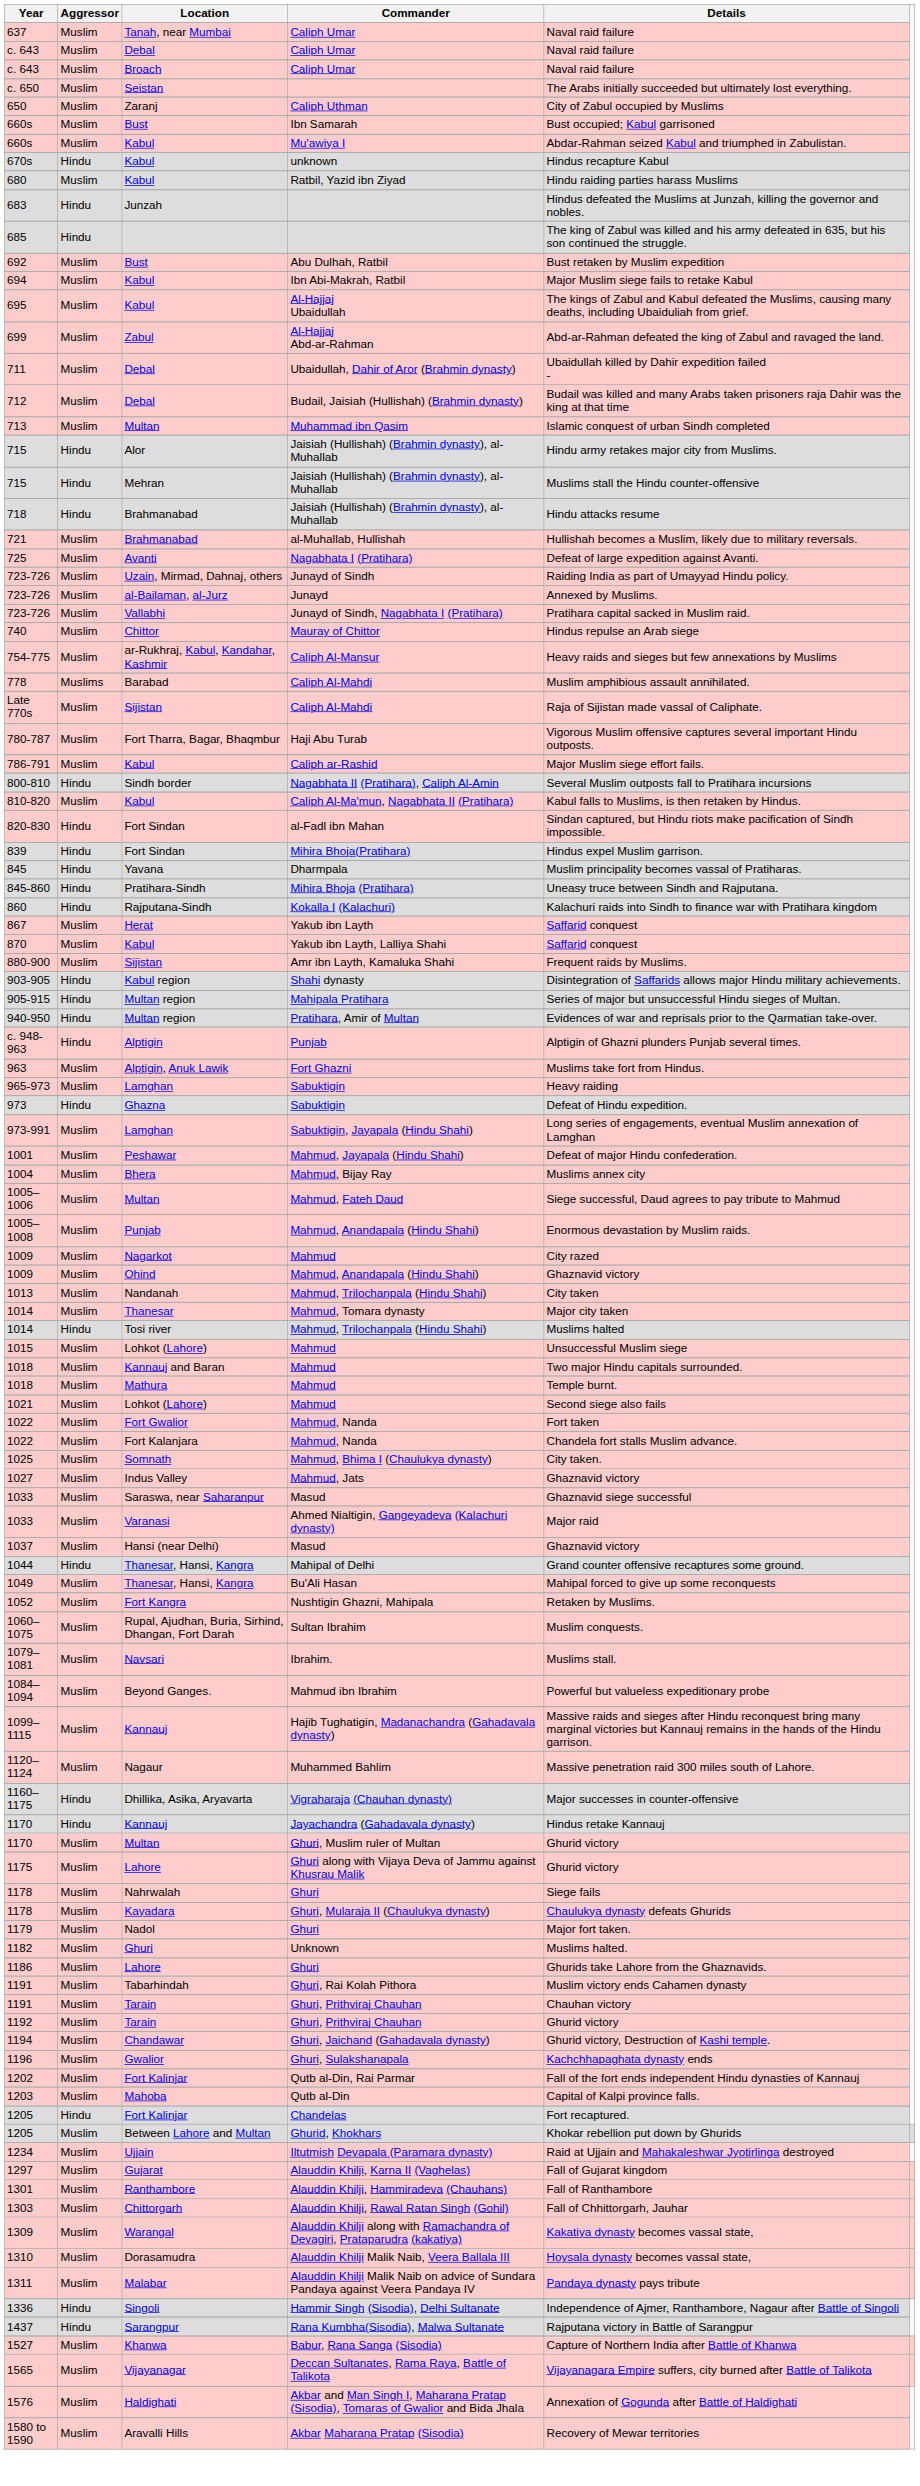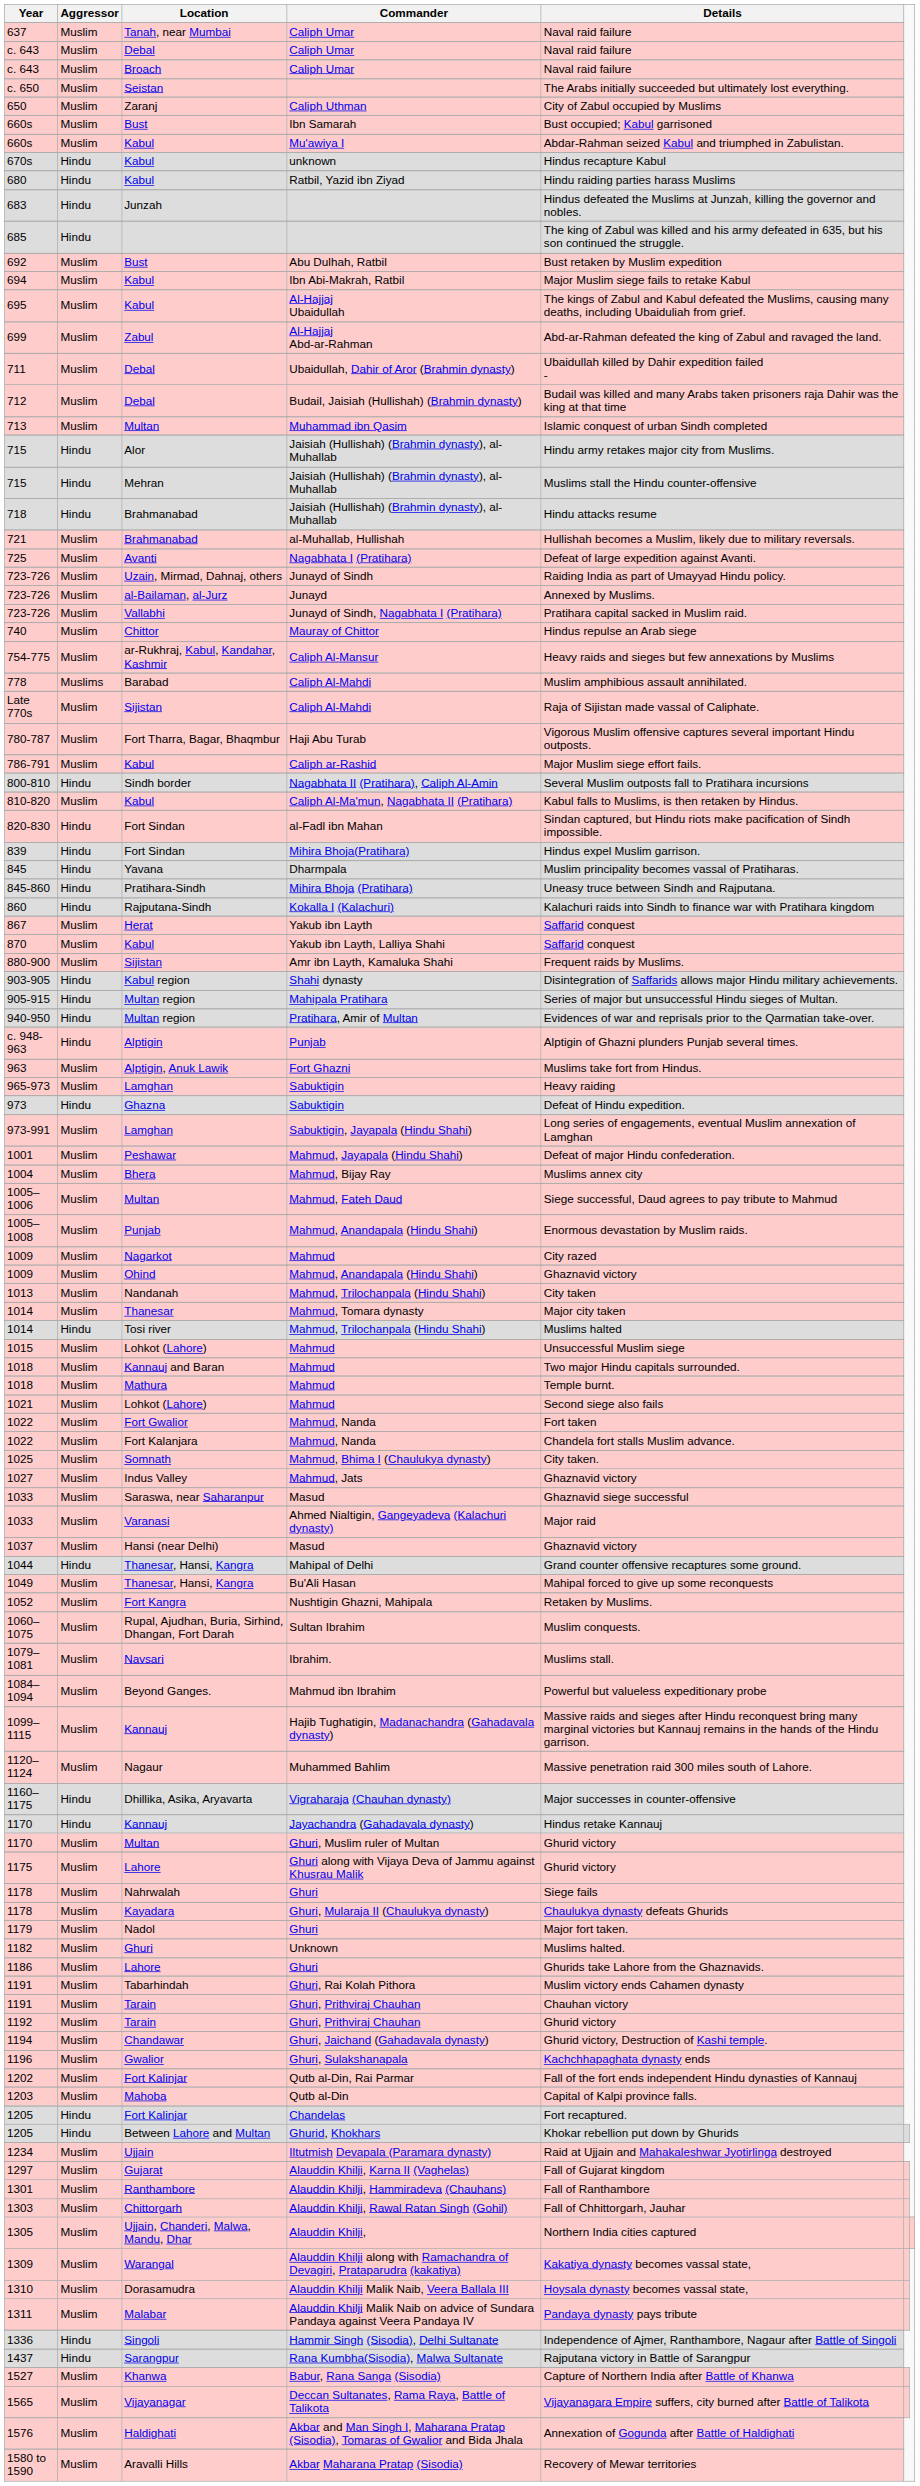(79, 180) Muslim -> (76, 180) Hindu
(79, 2133) Muslim -> (76, 2133) Hindu
+ row: (20, 2232)
